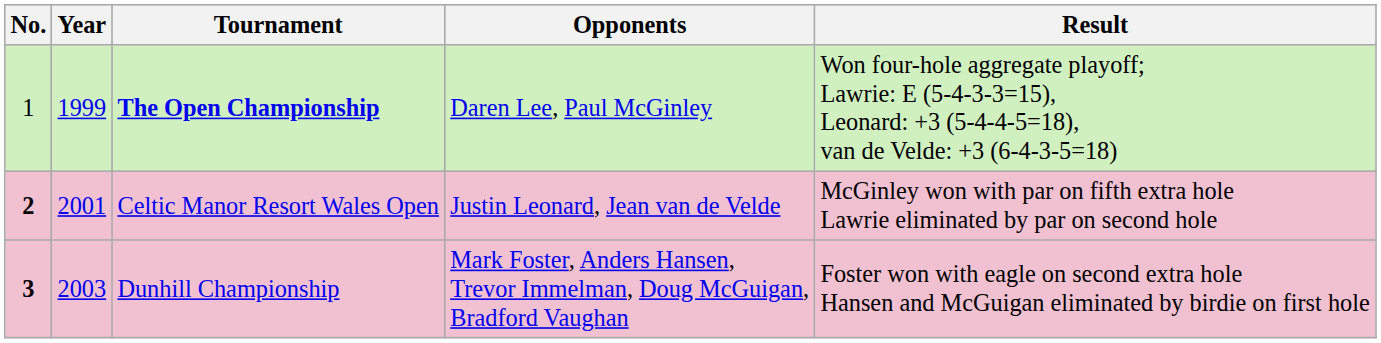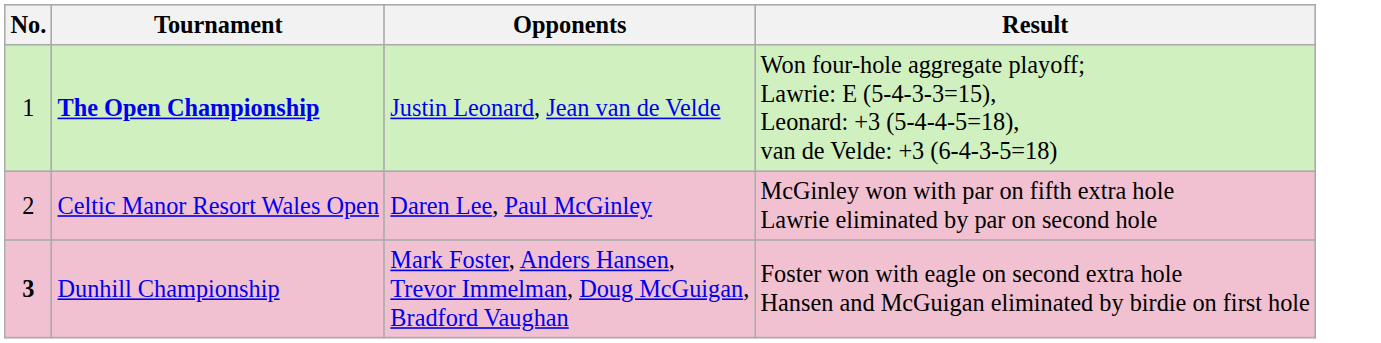- column: (82, 24)
(581, 108) Daren Lee, Paul McGinley -> (555, 108) Justin Leonard, Jean van de Velde
(28, 205) bold -> (28, 205) normal
(615, 205) Justin Leonard, Jean van de Velde -> (521, 205) Daren Lee, Paul McGinley
